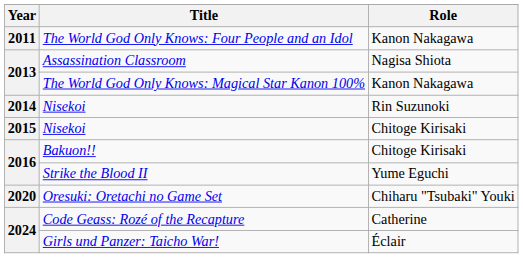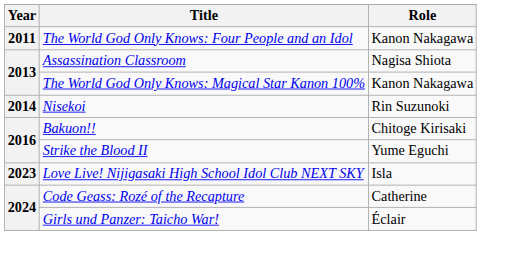- row: (22, 128)
- row: (22, 196)
+ row: (22, 173)
